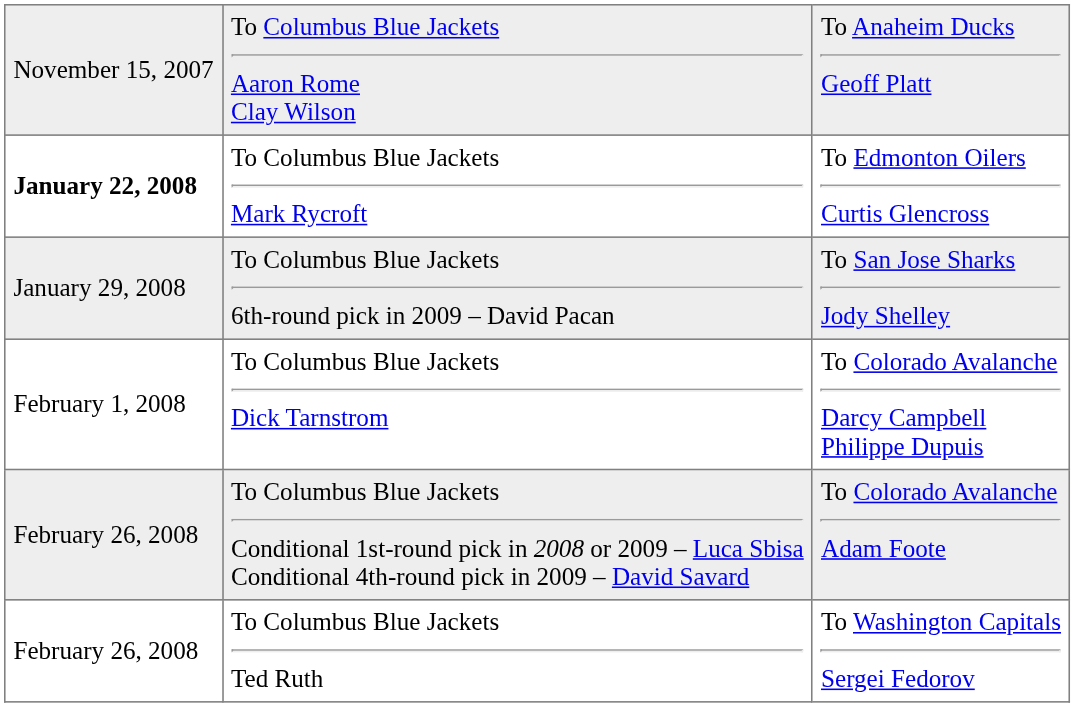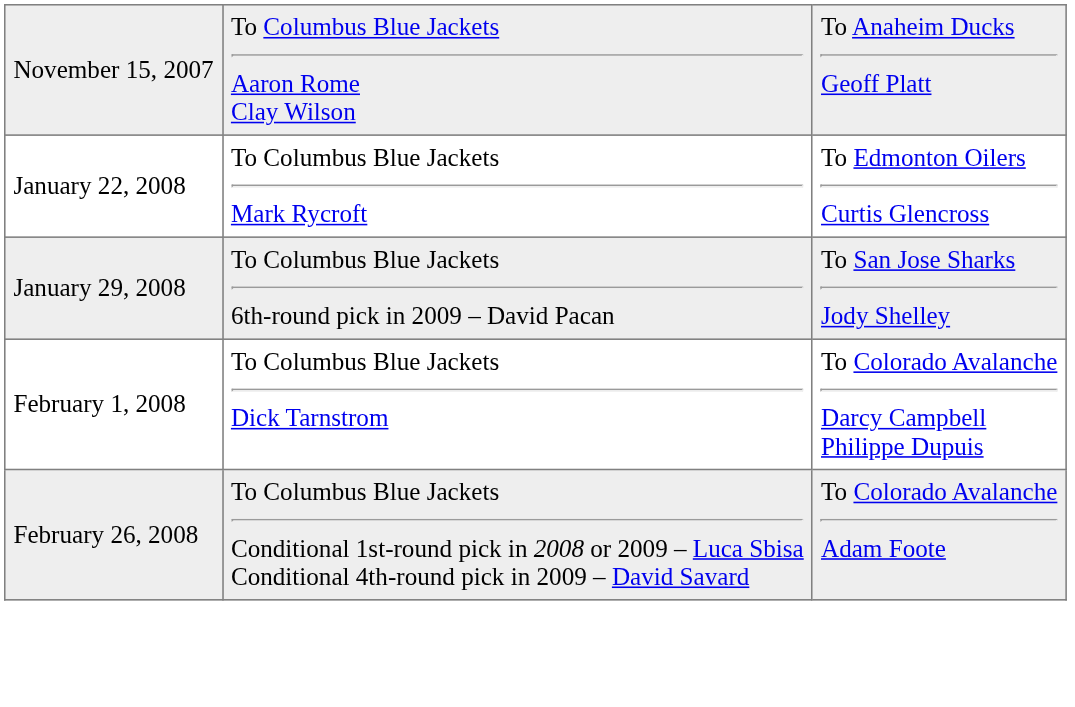(105, 185) bold -> (100, 185) normal
- row: (517, 650)
